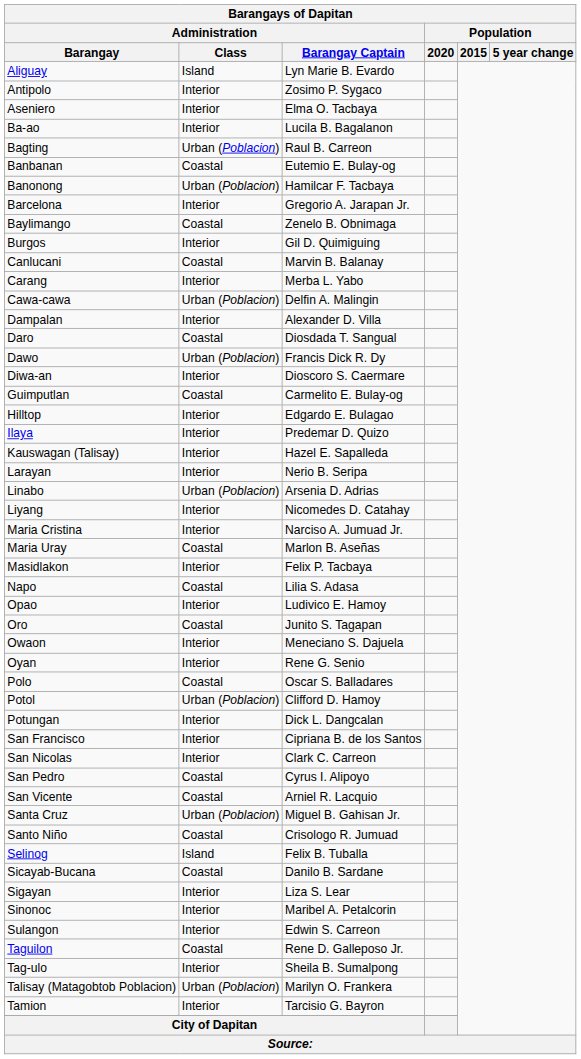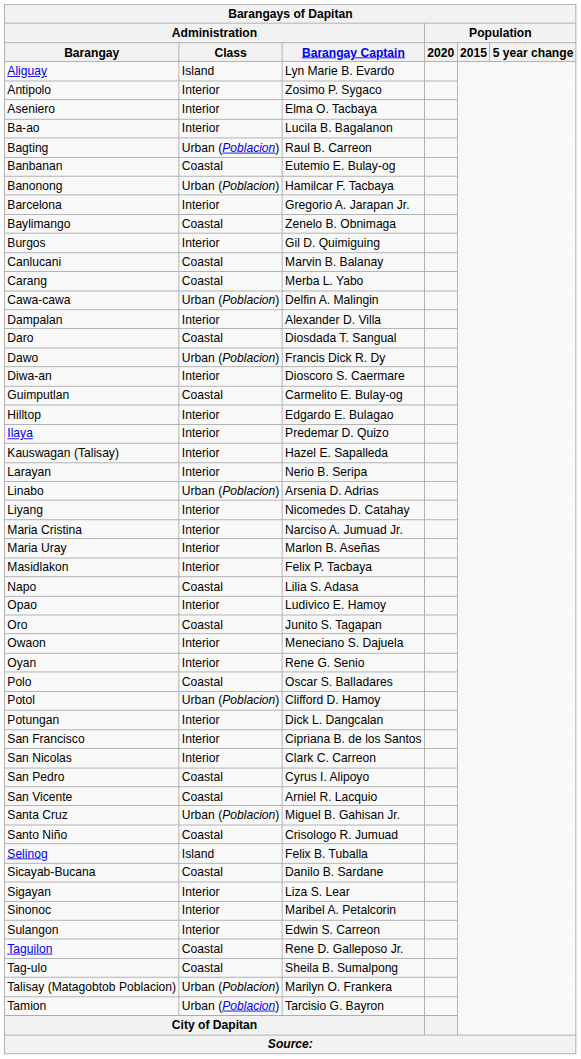(201, 281) Interior -> (202, 281) Coastal
(202, 548) Coastal -> (201, 548) Interior
(201, 968) Interior -> (202, 968) Coastal
(201, 1006) Interior -> (231, 1006) Urban (Poblacion)
